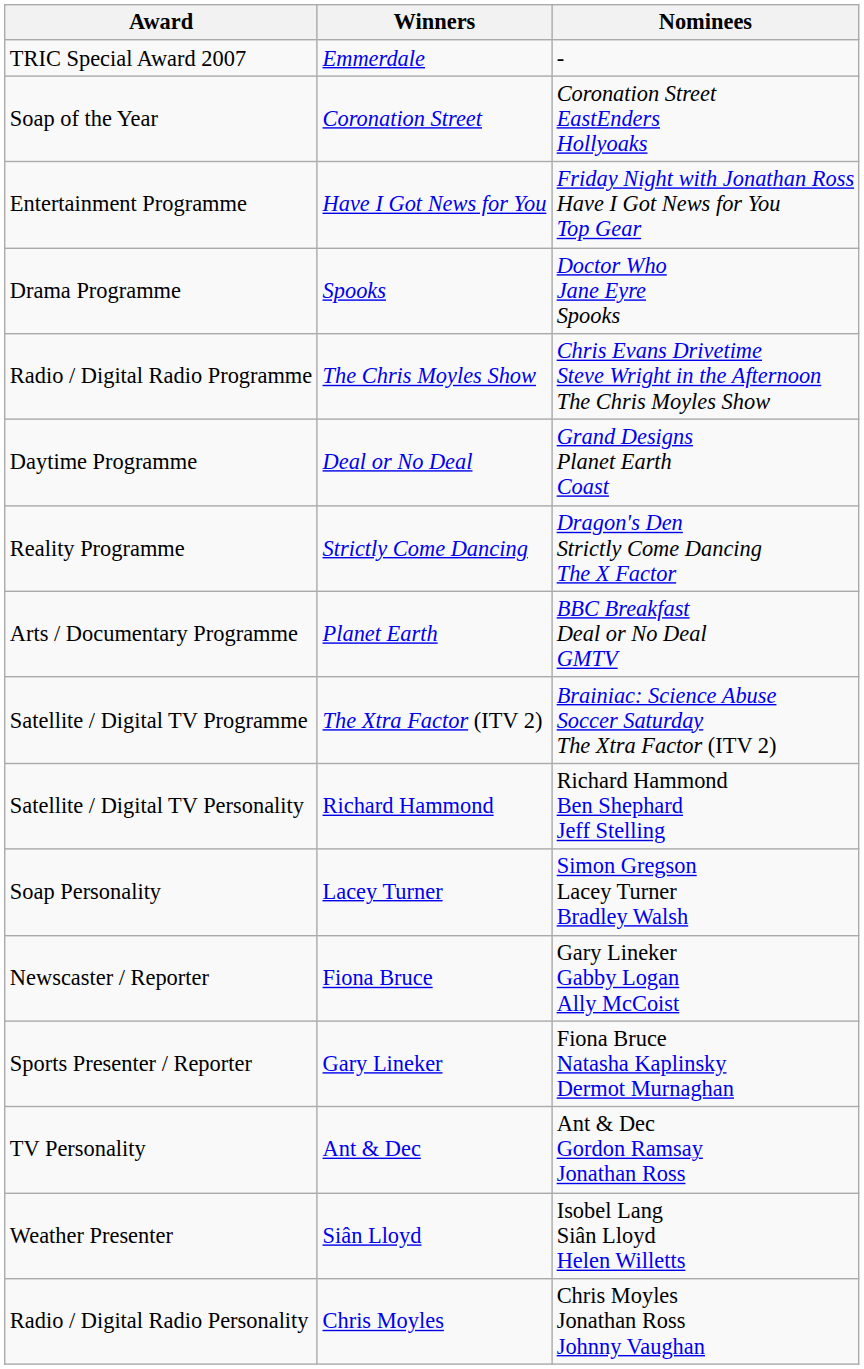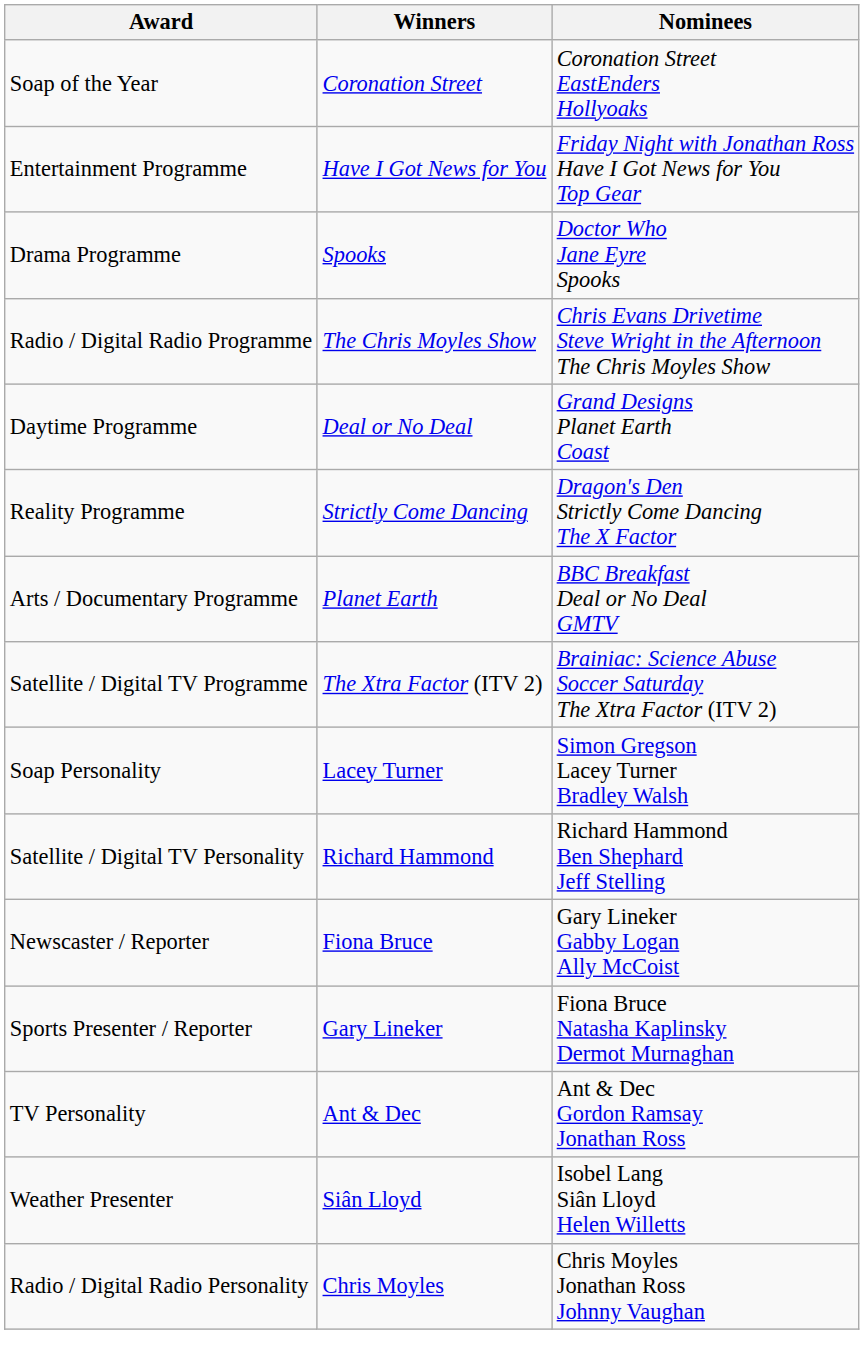- row: (128, 57)
rows swapped: (157, 805) <-> (85, 891)
